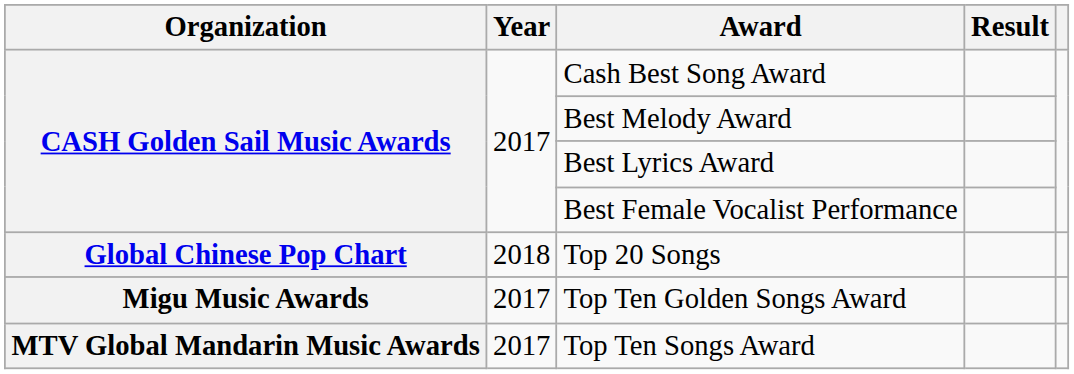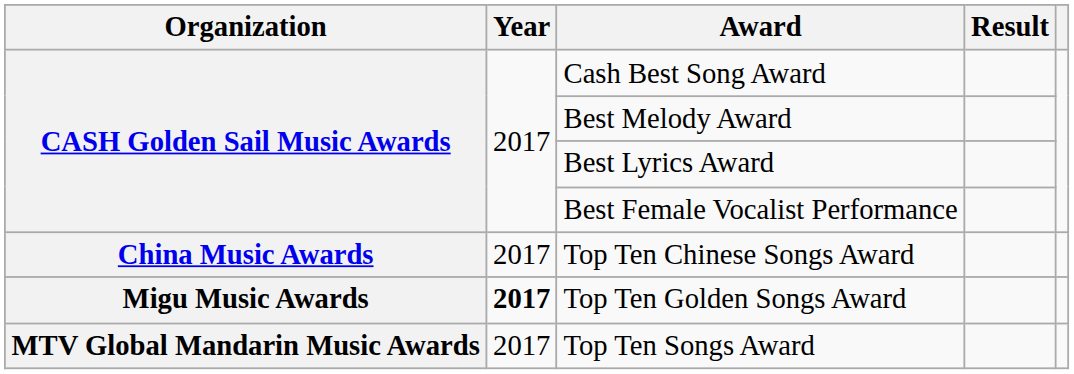+ row: (739, 254)
- row: (642, 254)
(522, 299) normal -> (522, 299) bold
